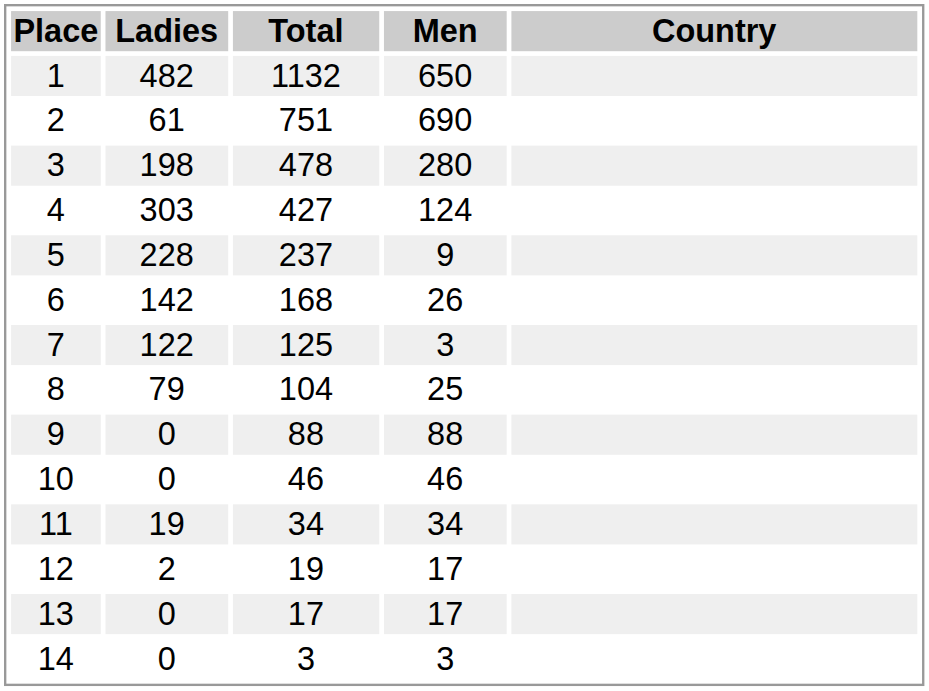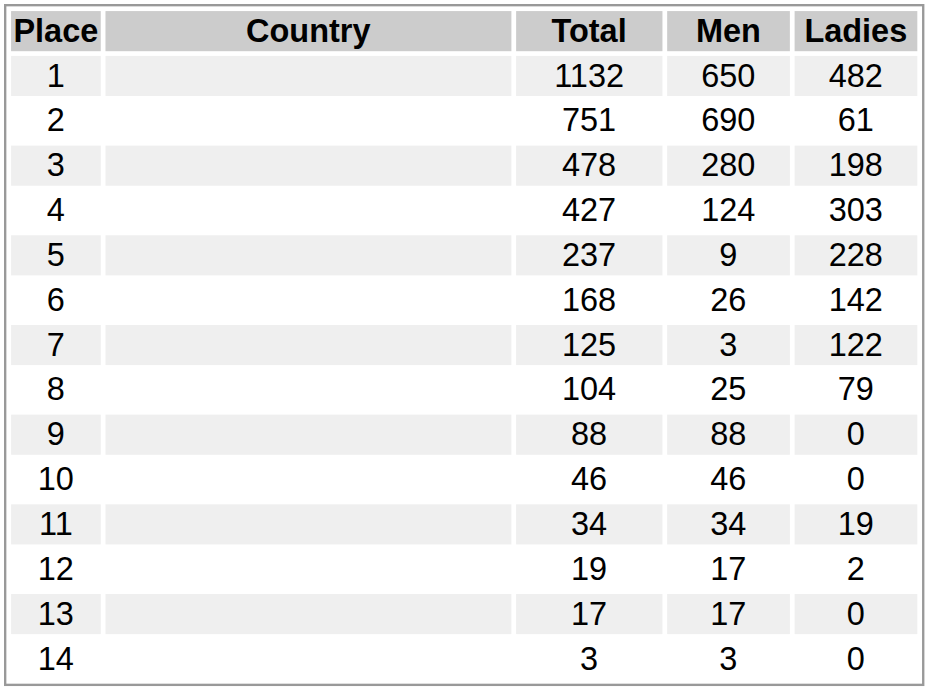columns swapped: (714, 31) <-> (167, 31)
